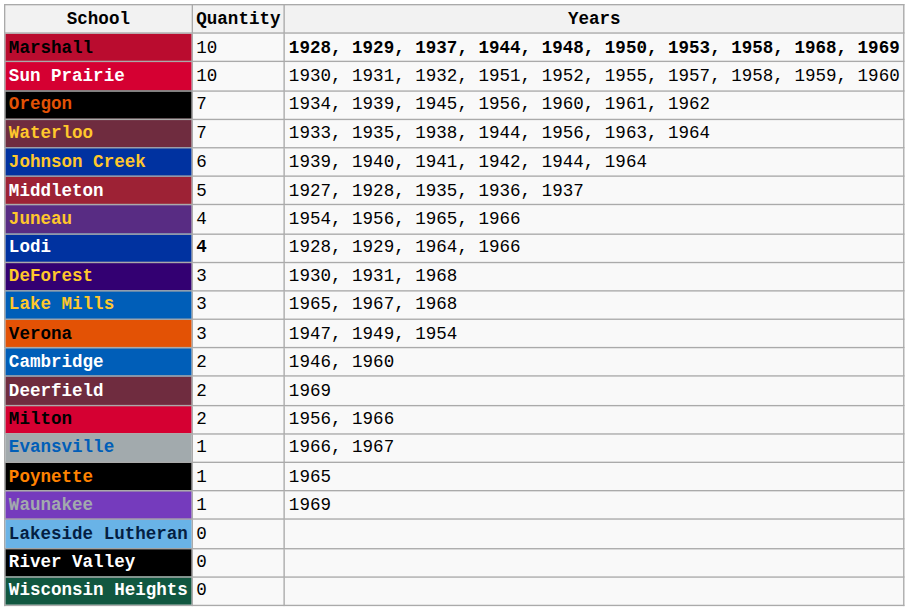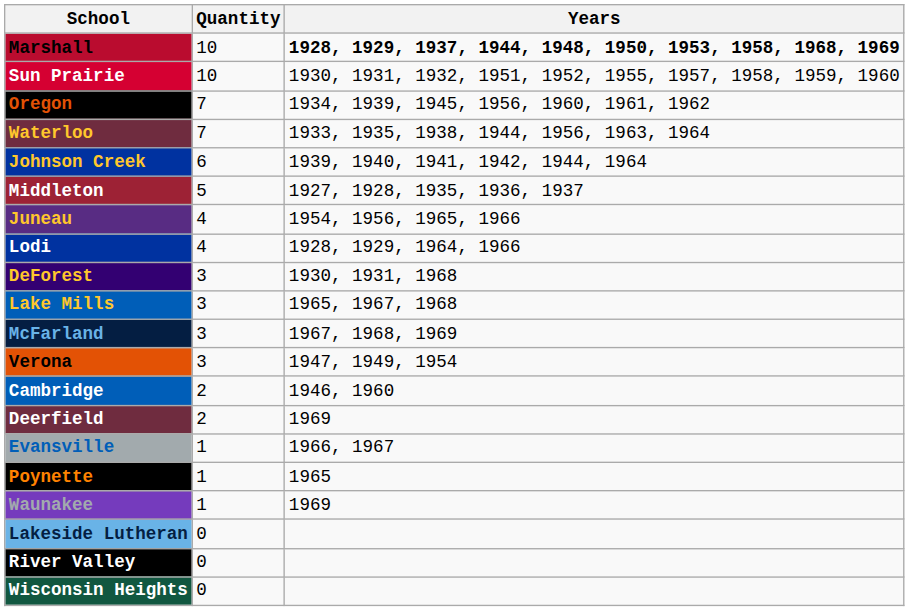(202, 248) bold -> (202, 248) normal
+ row: (56, 334)
- row: (40, 419)
